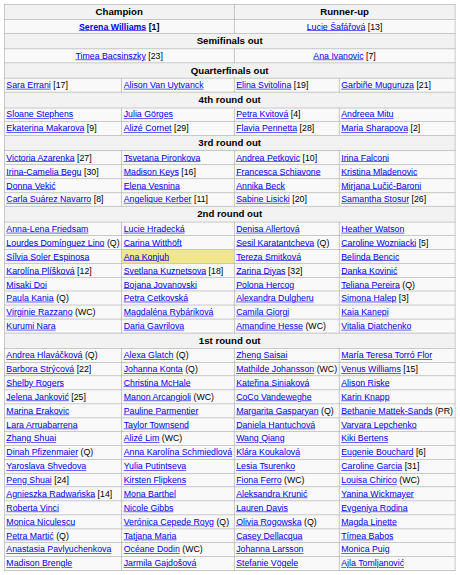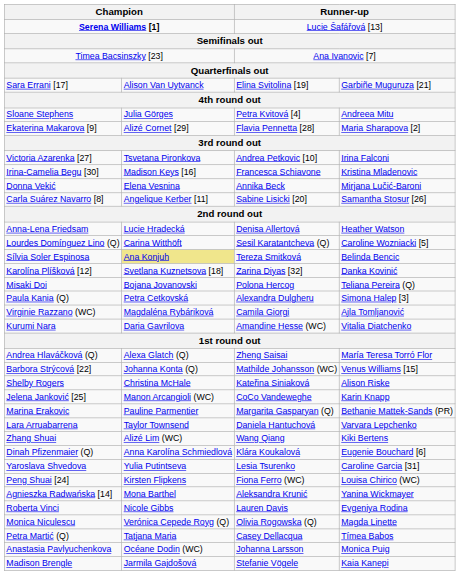(365, 312) Kaia Kanepi -> (373, 312) Ajla Tomljanović
(373, 564) Ajla Tomljanović -> (365, 564) Kaia Kanepi
